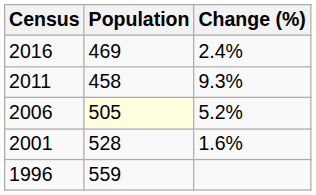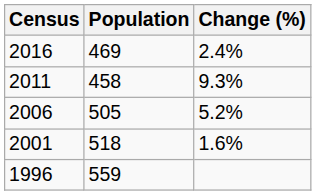(105, 112) lightyellow background -> (105, 112) no background
(105, 143) 528 -> (105, 143) 518
